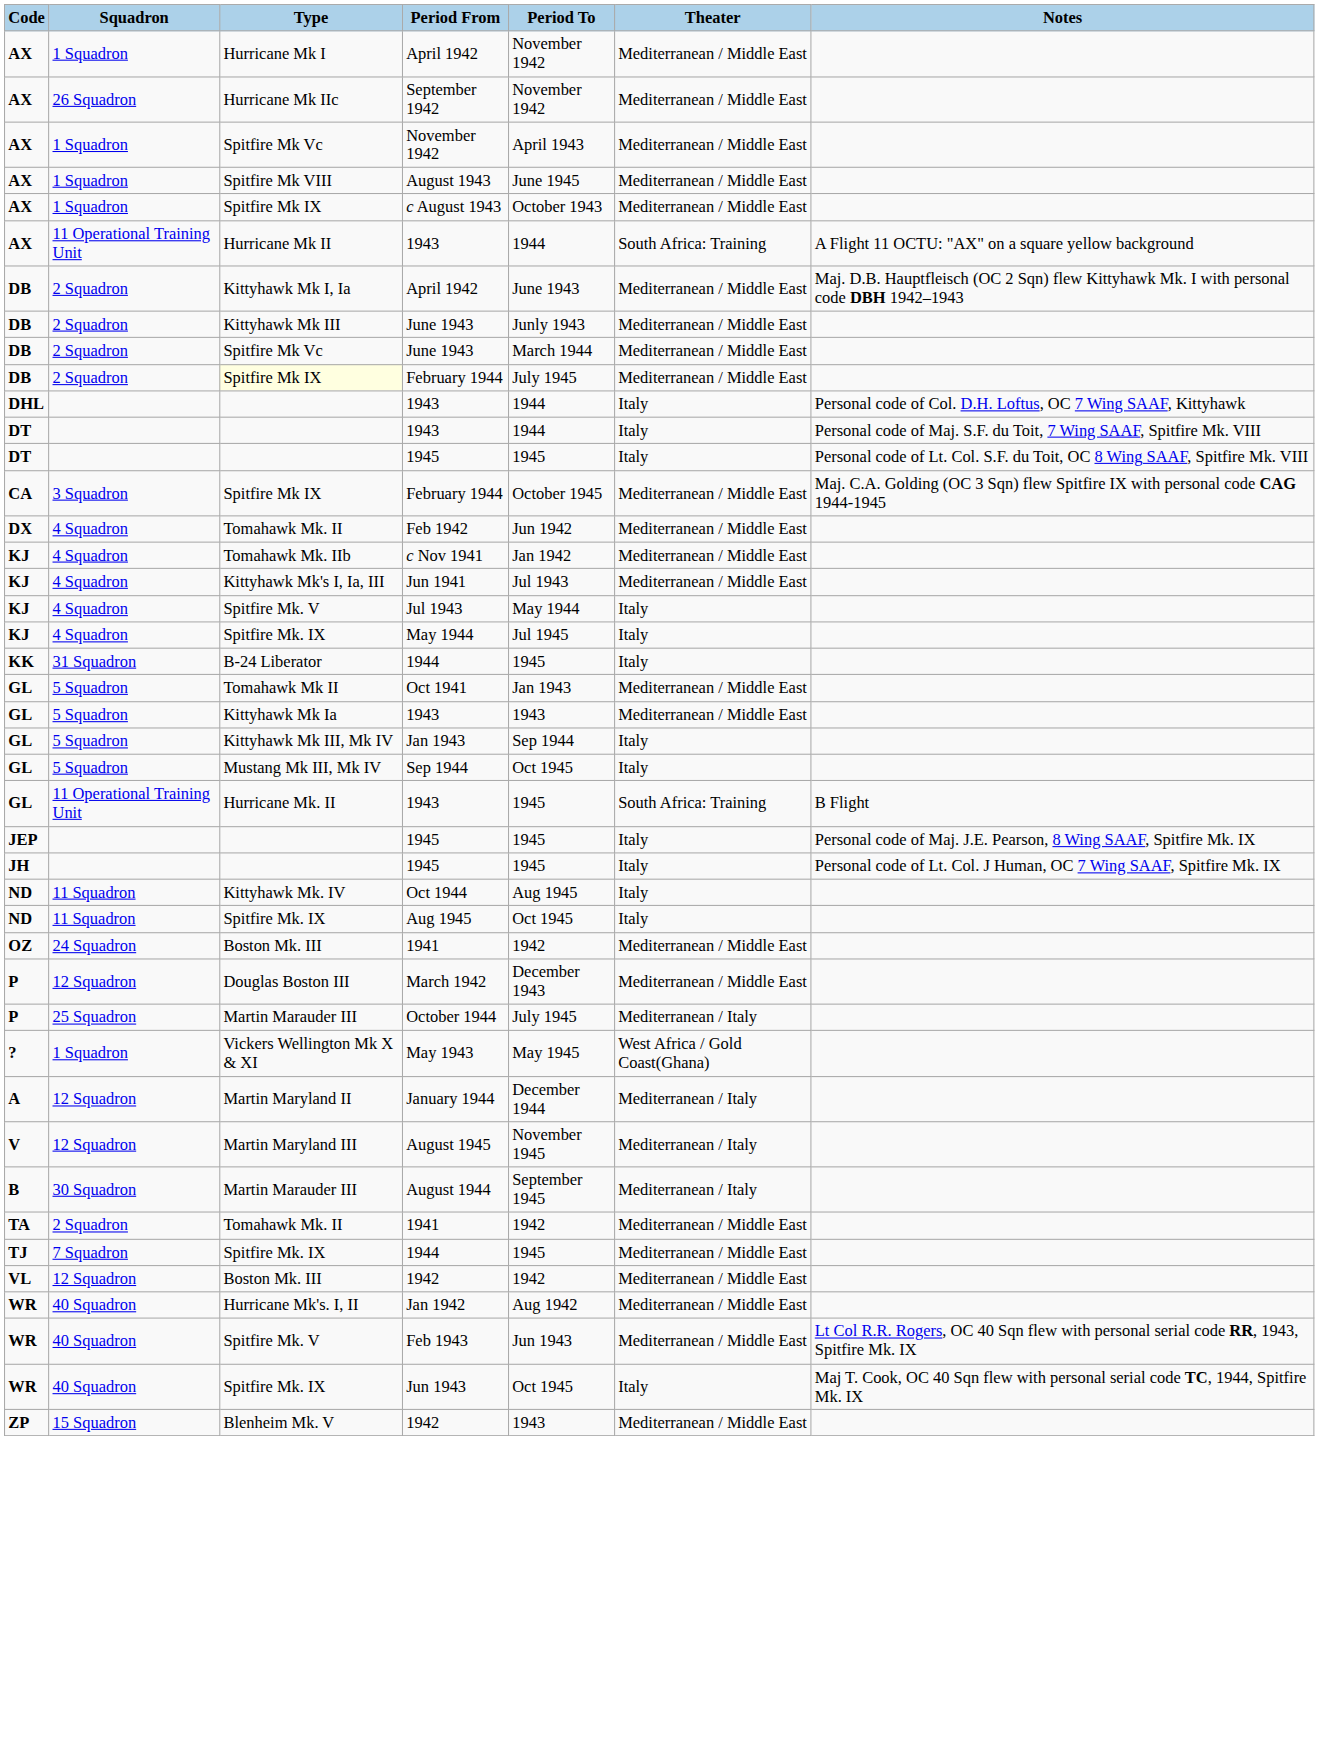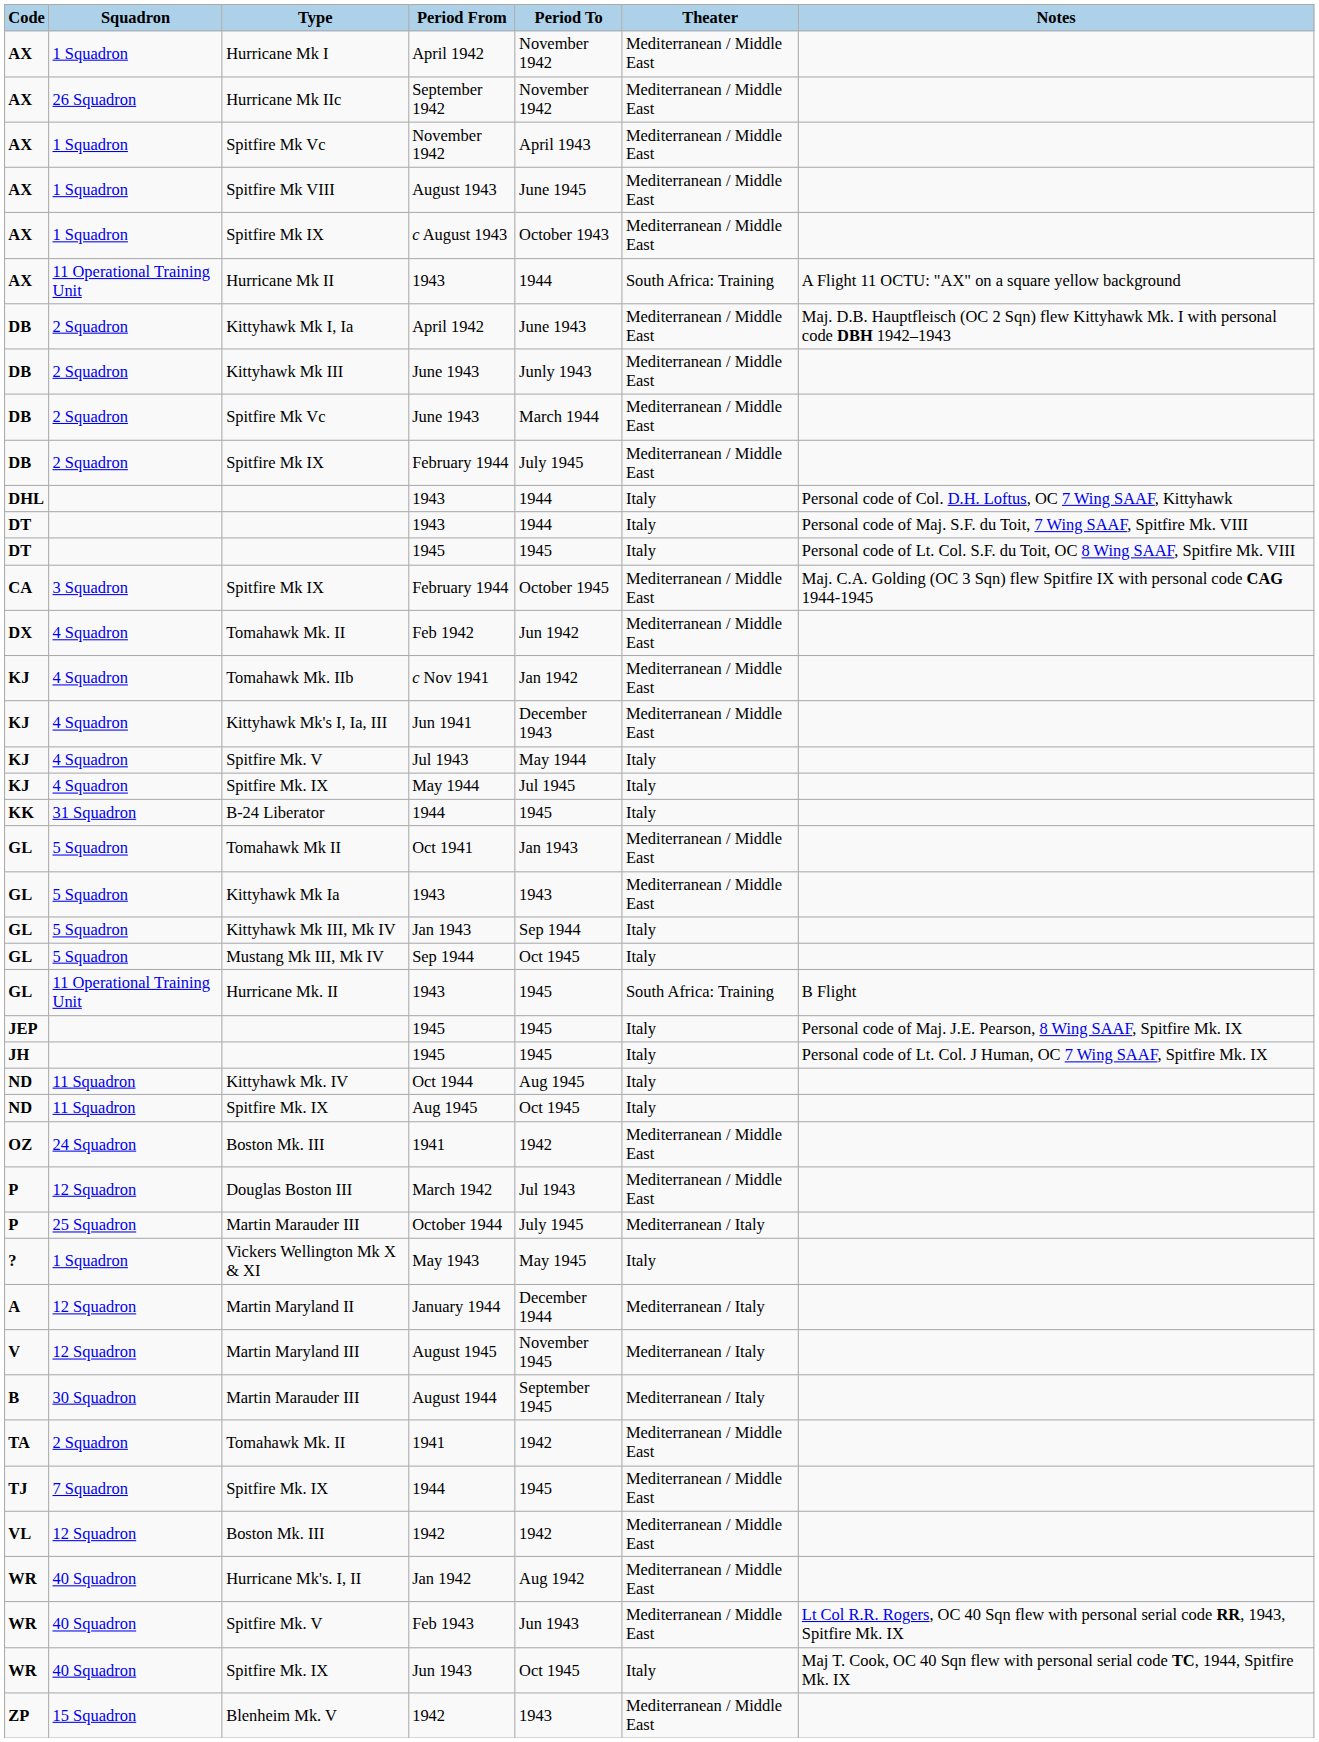(272, 377) lightyellow background -> (275, 462) no background
(540, 581) Jul 1943 -> (553, 723) December 1943
(546, 981) December 1943 -> (547, 1188) Jul 1943
(680, 1052) West Africa / Gold Coast(Ghana) -> (641, 1260) Italy
